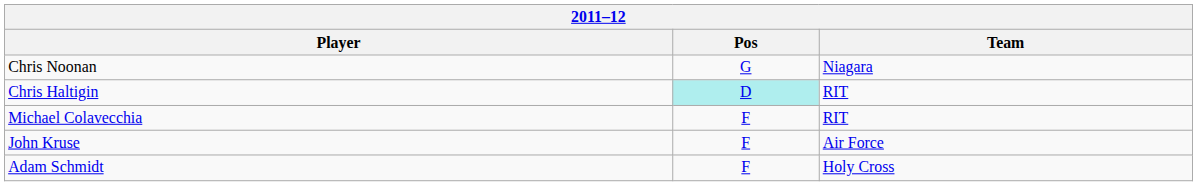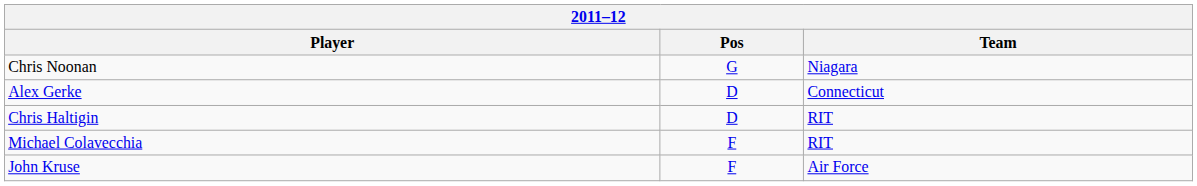+ row: (45, 92)
(746, 92) paleturquoise background -> (732, 117) no background
- row: (56, 167)
